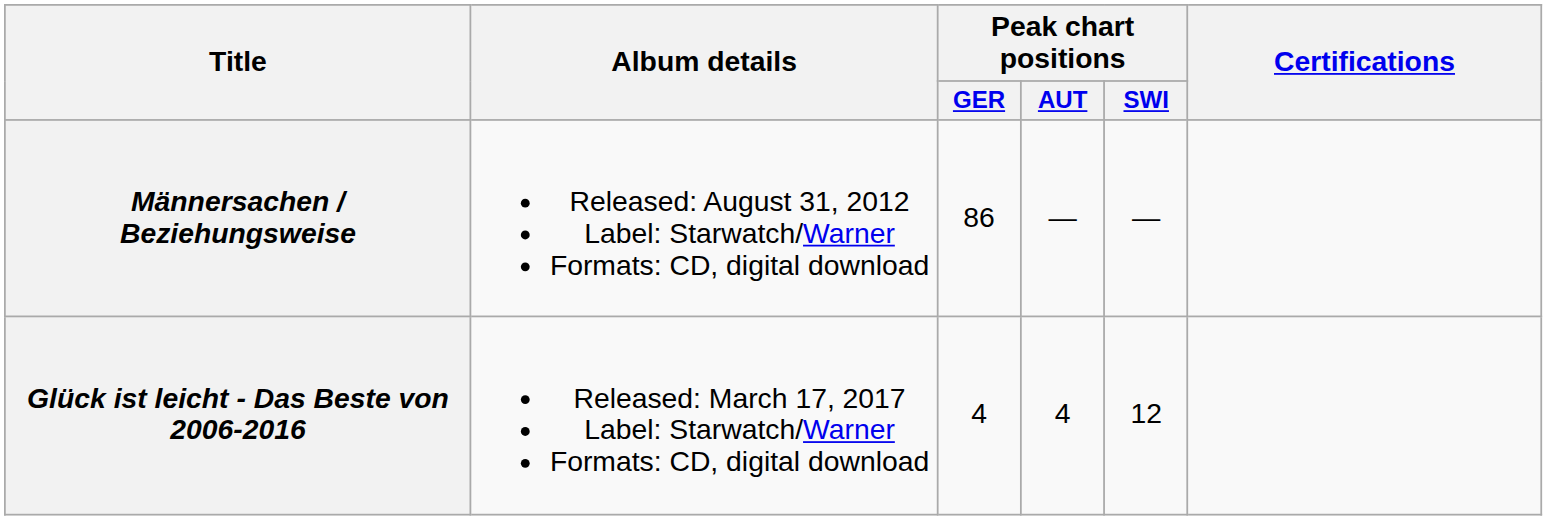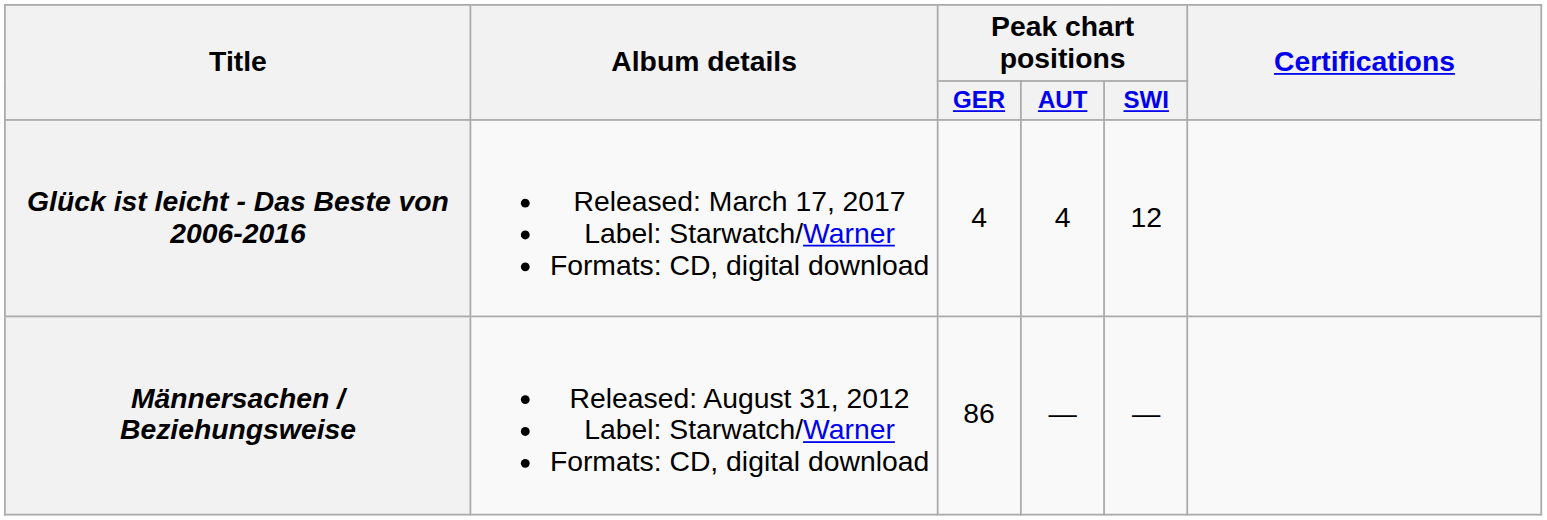rows swapped: (238, 217) <-> (238, 414)
